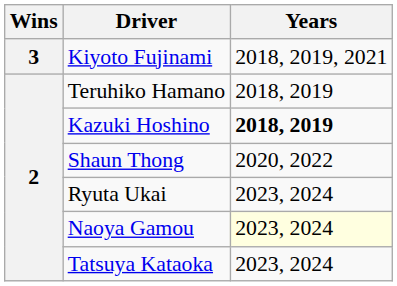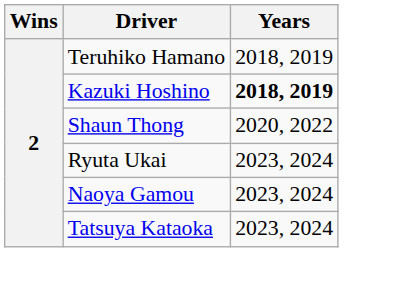- row: (140, 56)
(284, 228) lightyellow background -> (284, 194) no background
